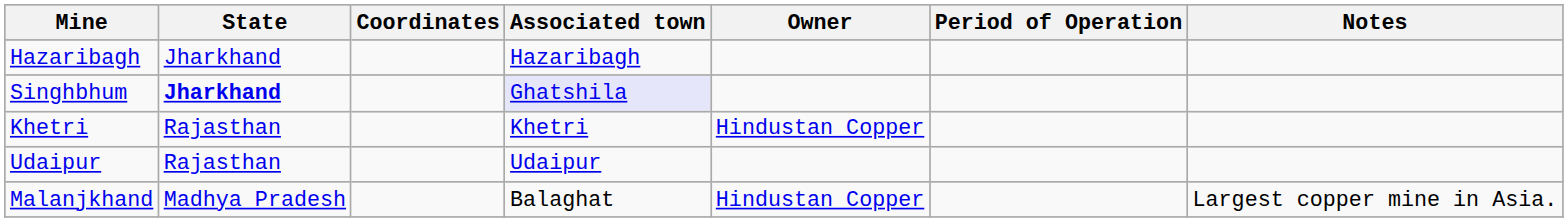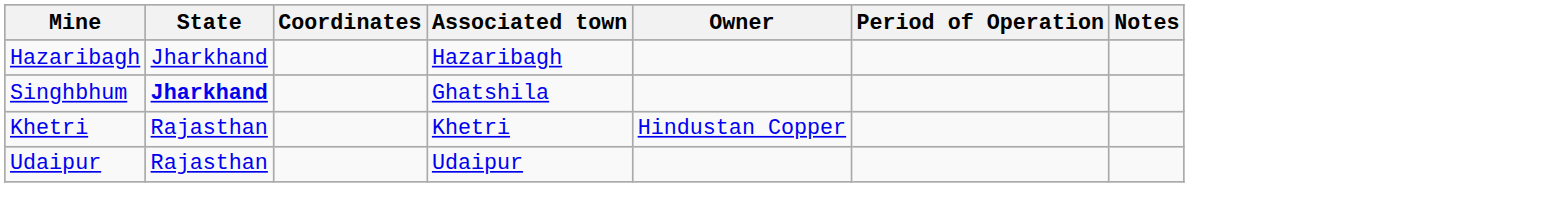(569, 93) lavender background -> (491, 93) no background
- row: (82, 199)
